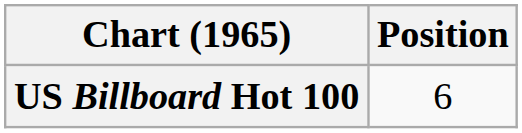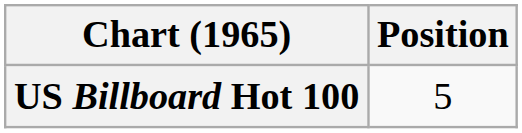(443, 95) 6 -> (443, 95) 5
